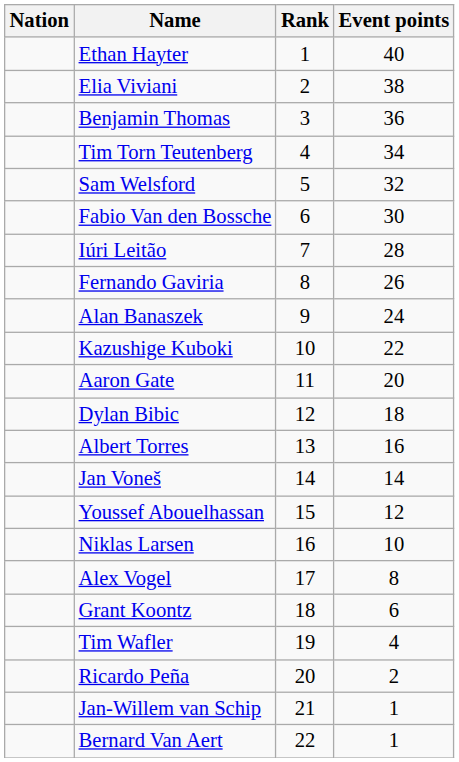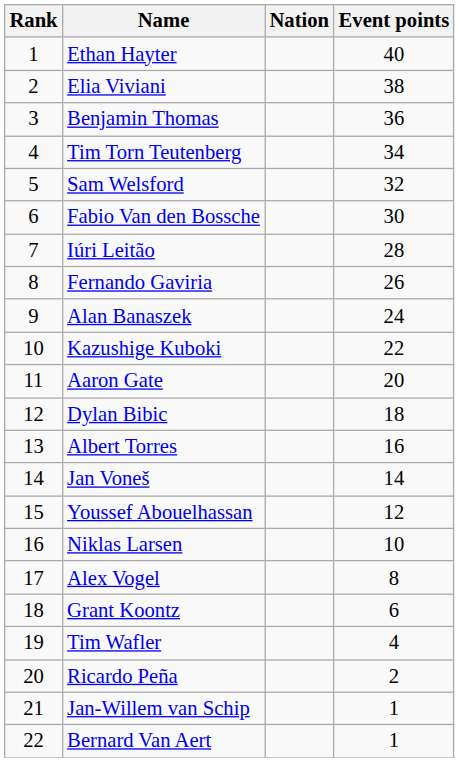columns swapped: (305, 20) <-> (39, 20)
